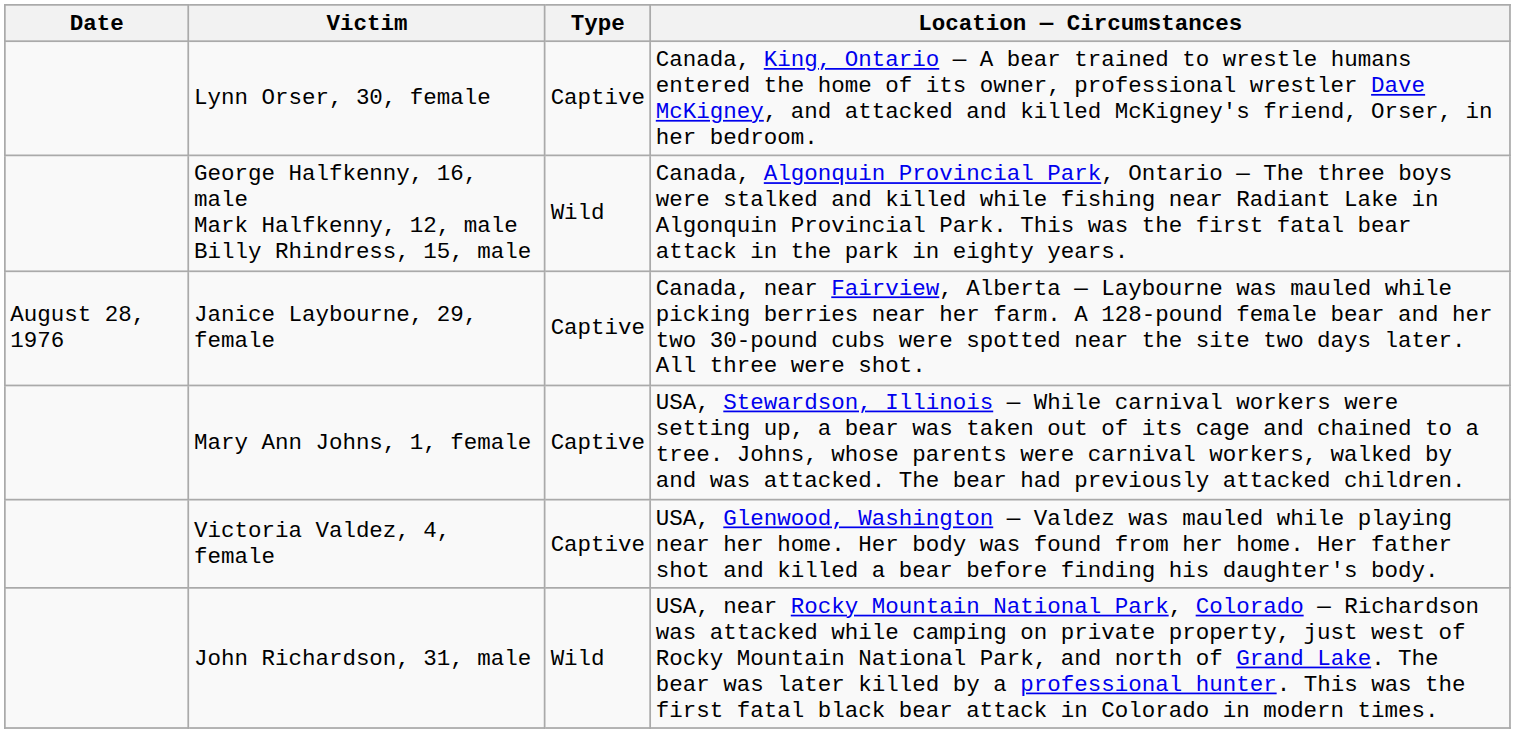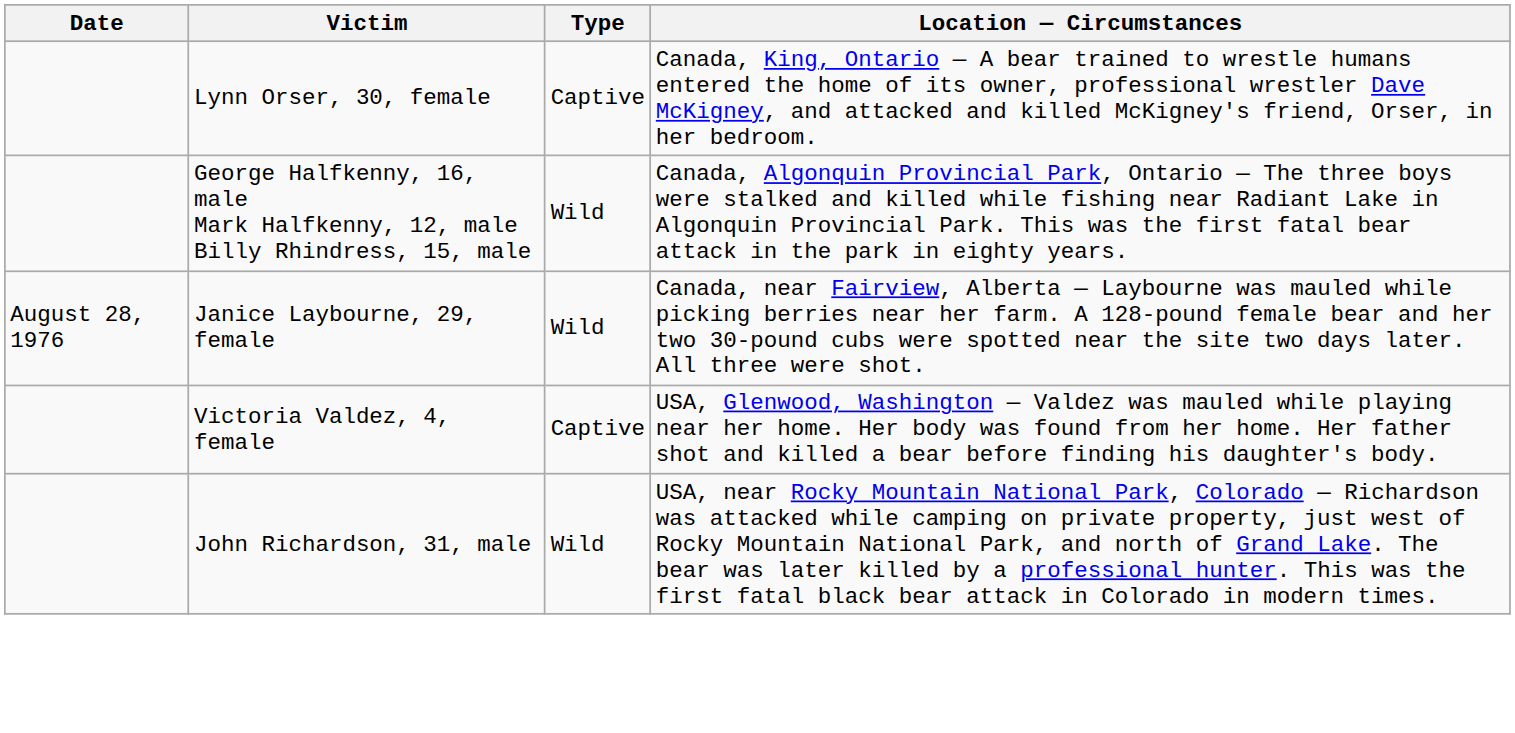(598, 328) Captive -> (578, 328) Wild
- row: (363, 442)
